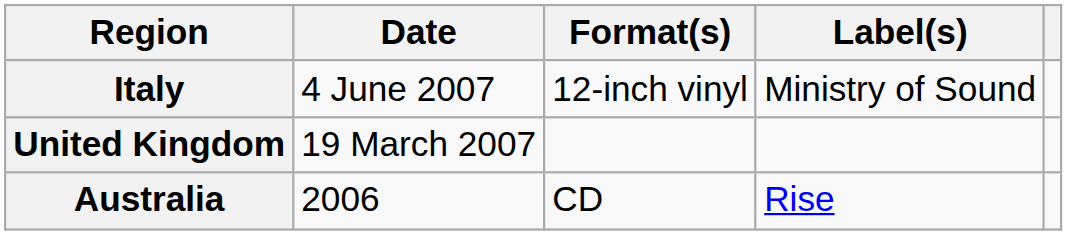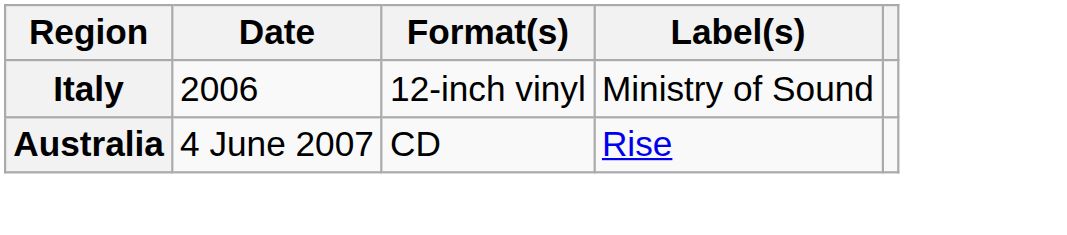(398, 88) 4 June 2007 -> (219, 88) 2006
- row: (149, 144)
(340, 199) 2006 -> (277, 144) 4 June 2007
